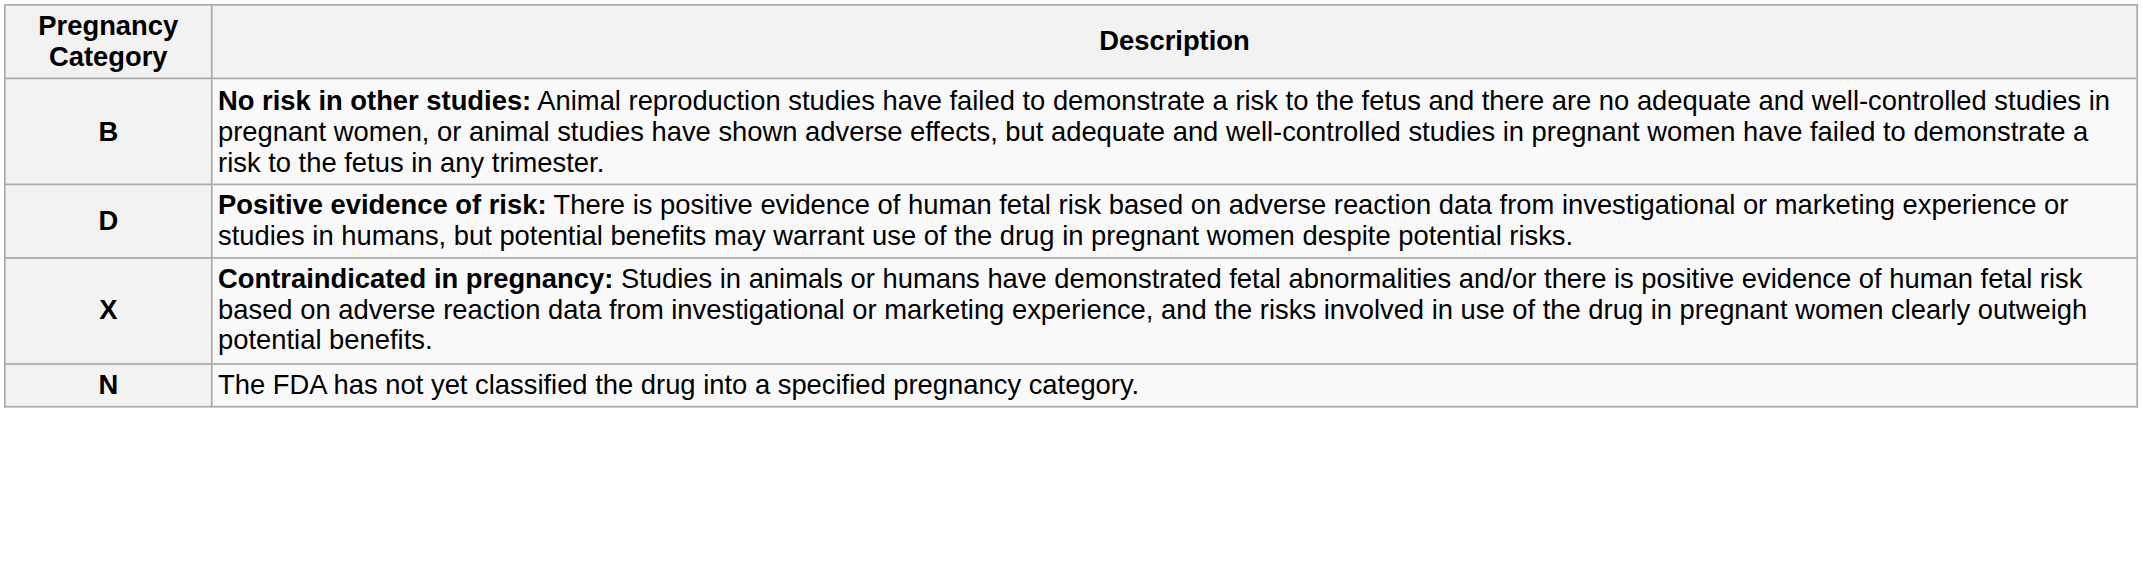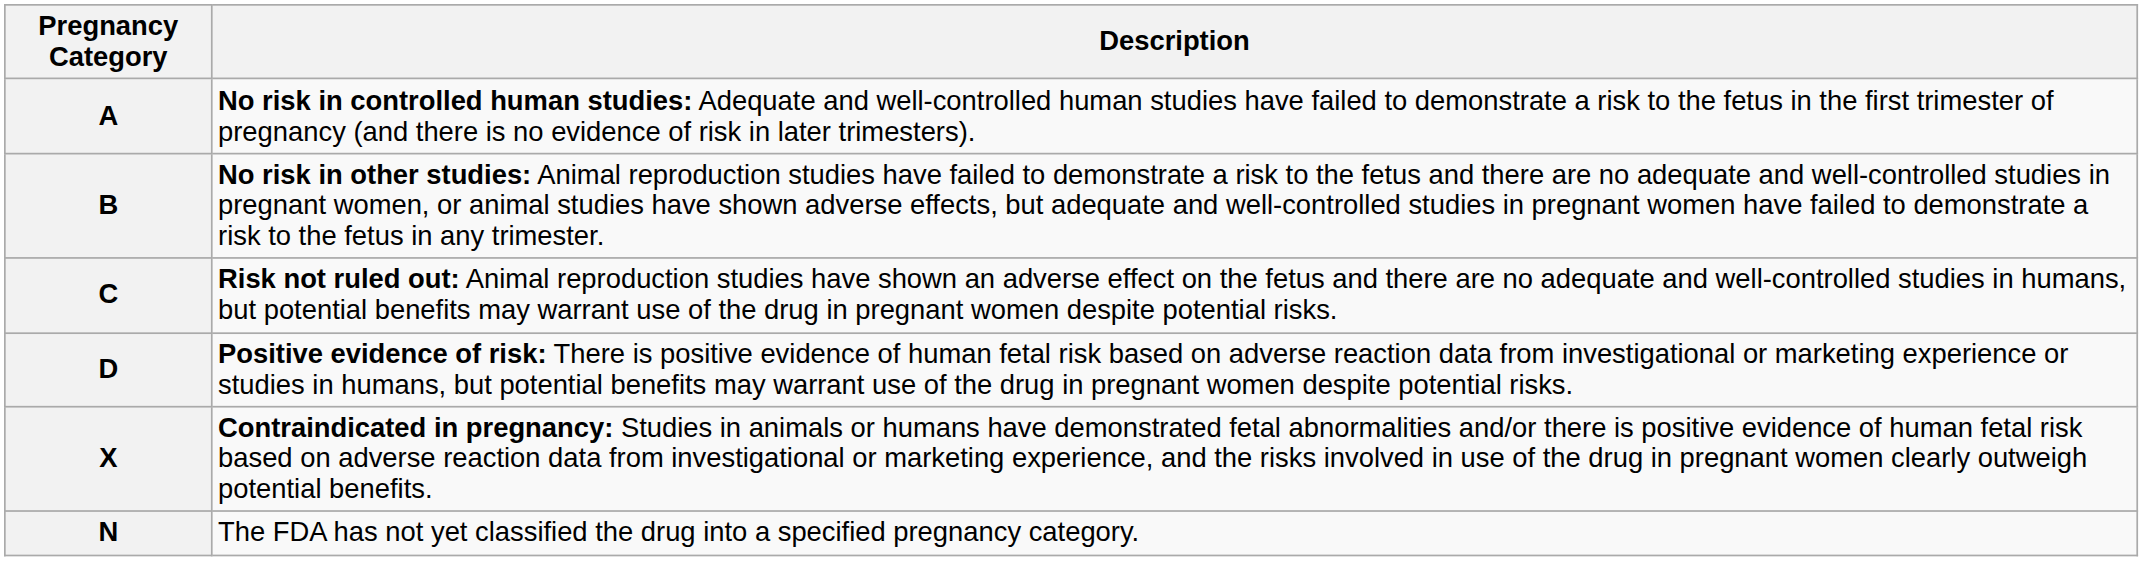+ row: (108, 115)
+ row: (108, 294)
